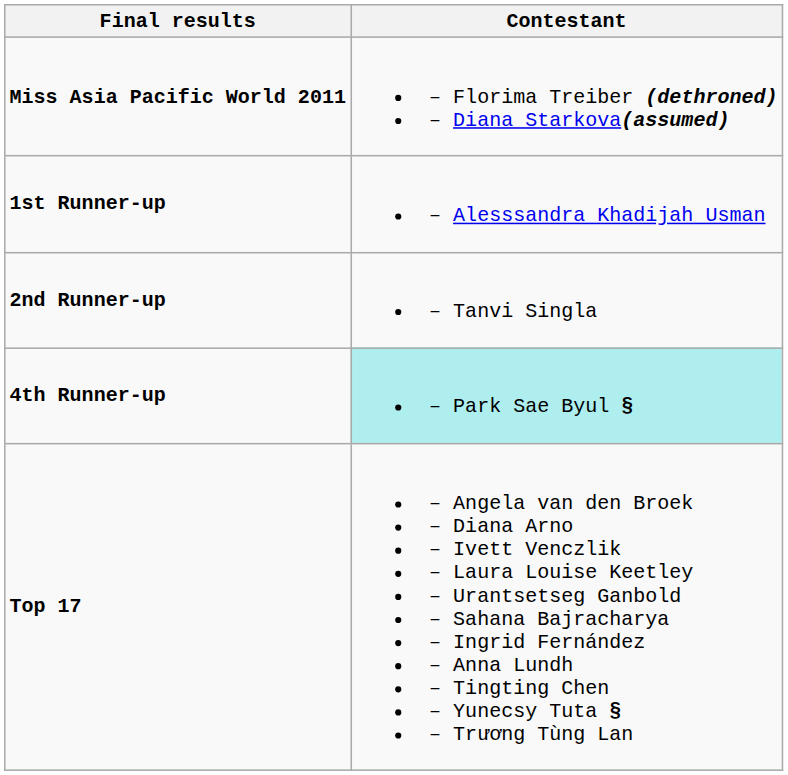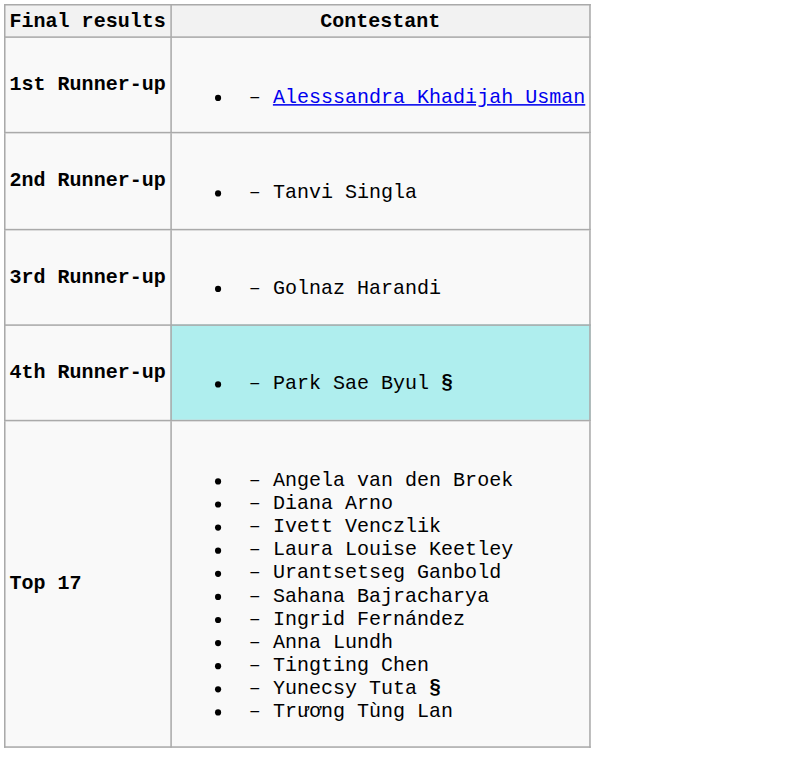- row: (178, 97)
+ row: (88, 277)
